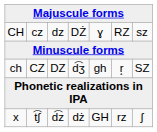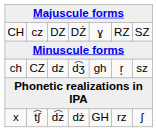(58, 31) dz -> (58, 31) DZ
(142, 31) sz -> (142, 31) SZ
(58, 68) DZ -> (58, 68) dz
(142, 68) SZ -> (142, 68) sz
